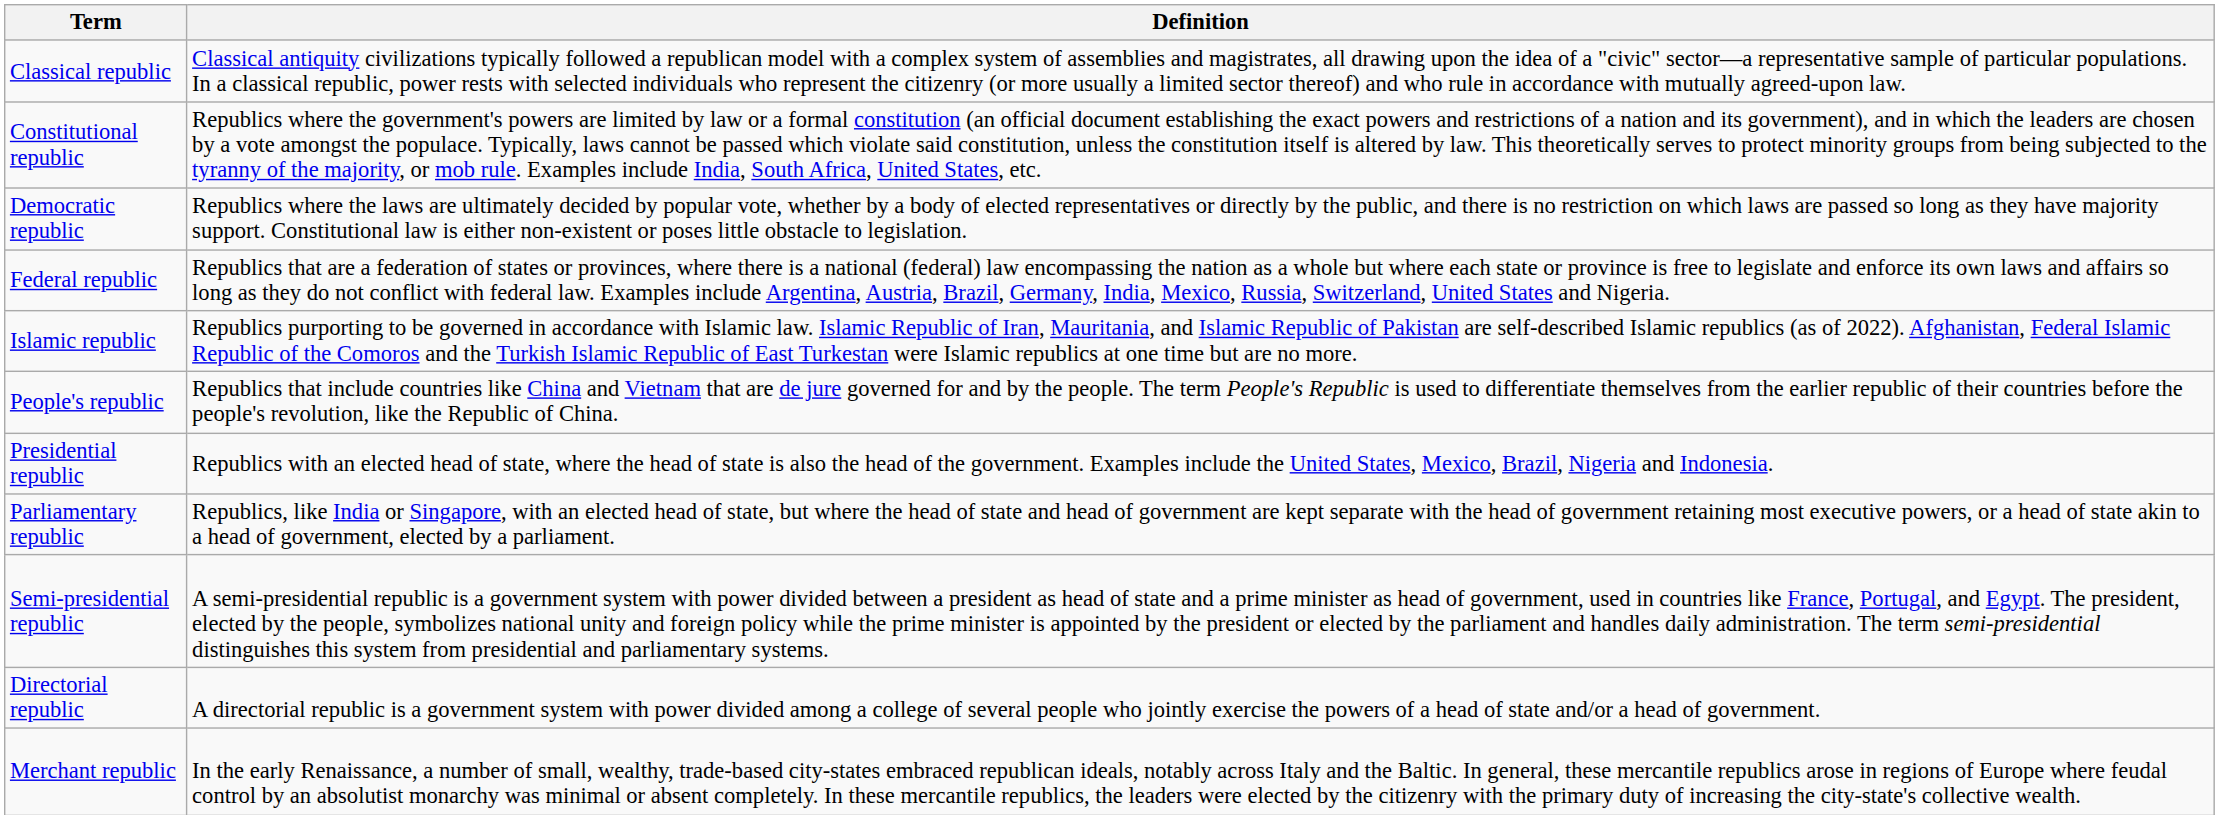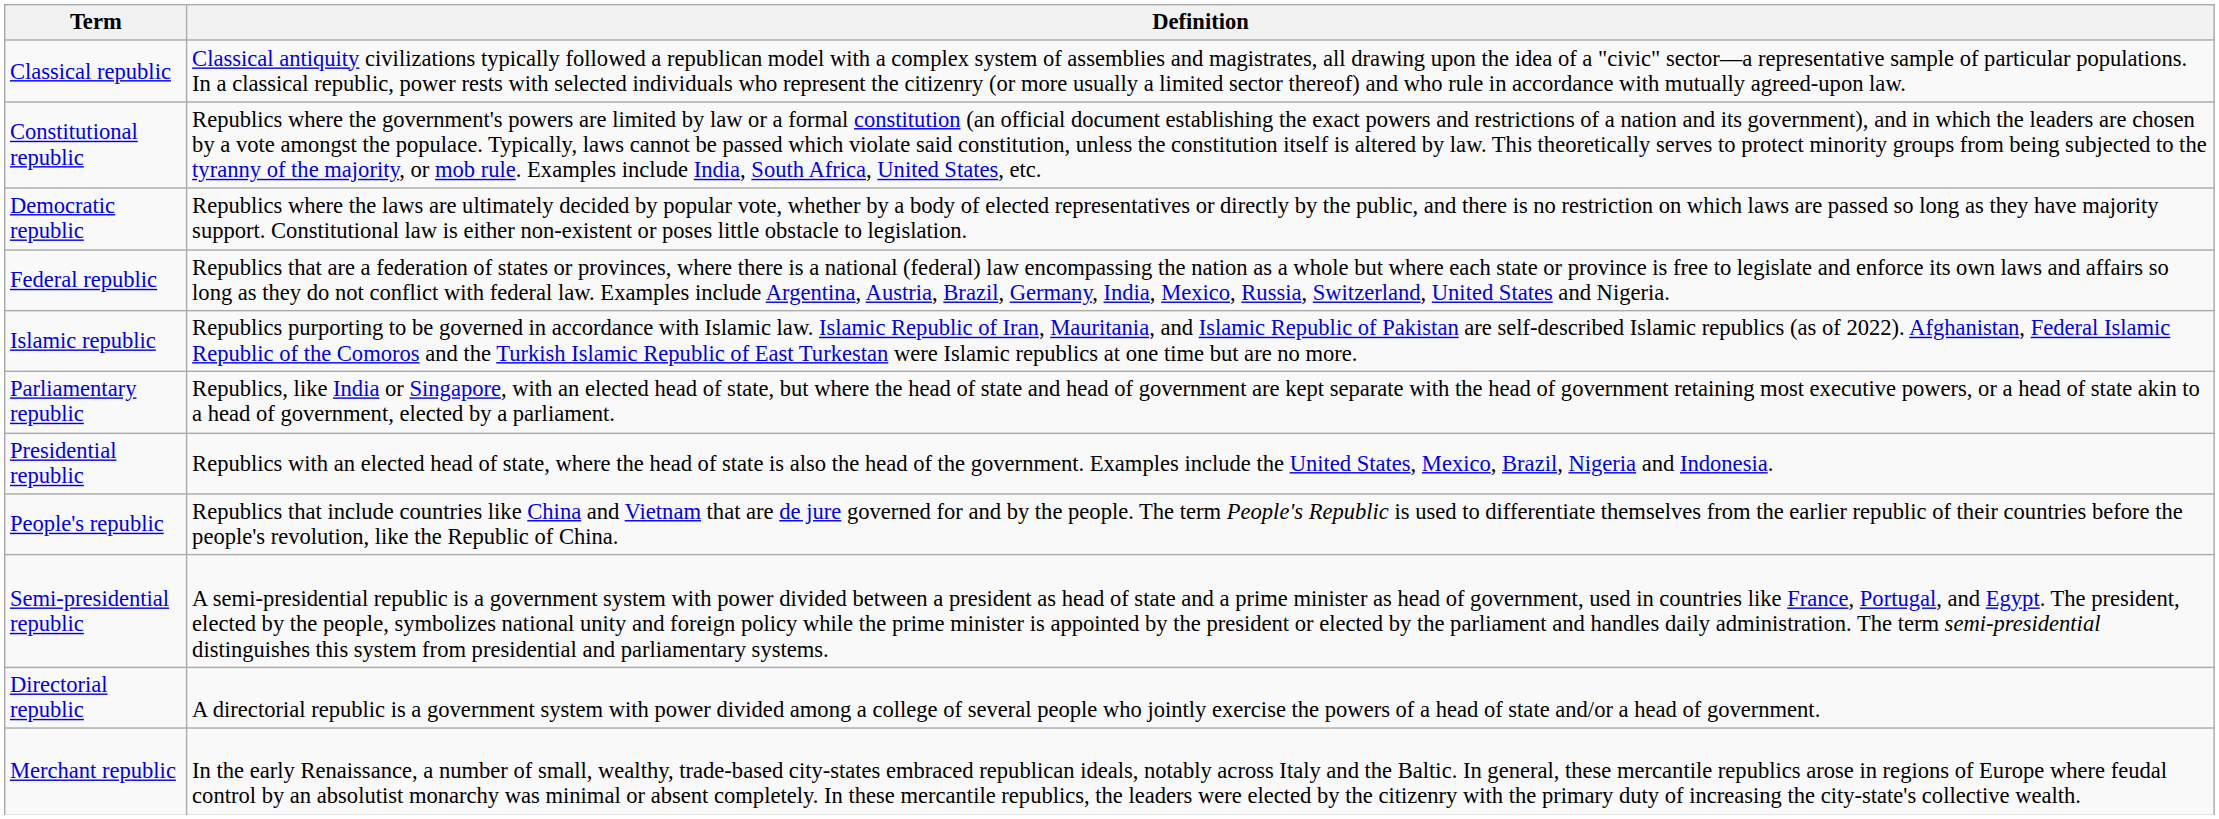rows swapped: (73, 524) <-> (87, 402)
